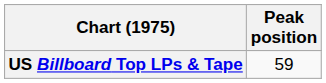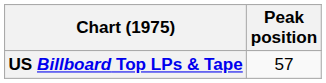(284, 64) 59 -> (284, 64) 57
